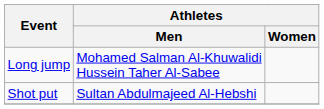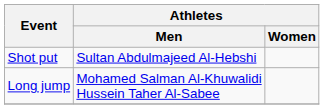rows swapped: (39, 65) <-> (33, 94)
